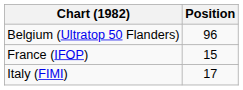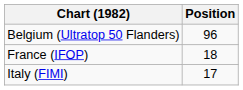(210, 54) 15 -> (210, 54) 18
